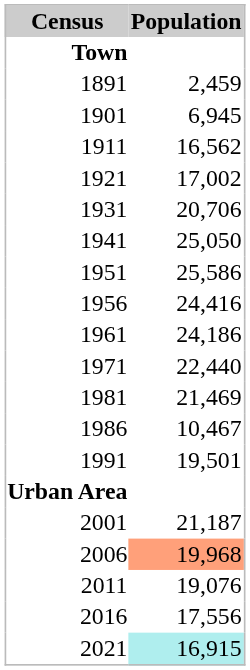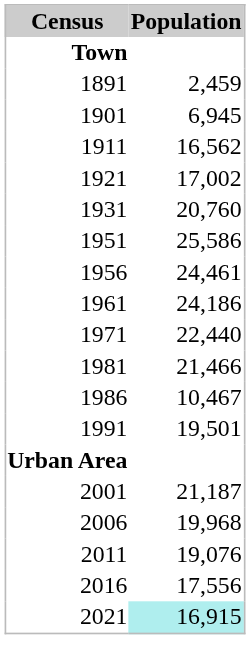(209, 209) 20,706 -> (209, 209) 20,760
- row: (104, 240)
(209, 303) 24,416 -> (209, 271) 24,461
(209, 397) 21,469 -> (209, 365) 21,466
(209, 553) lightsalmon background -> (209, 522) no background
